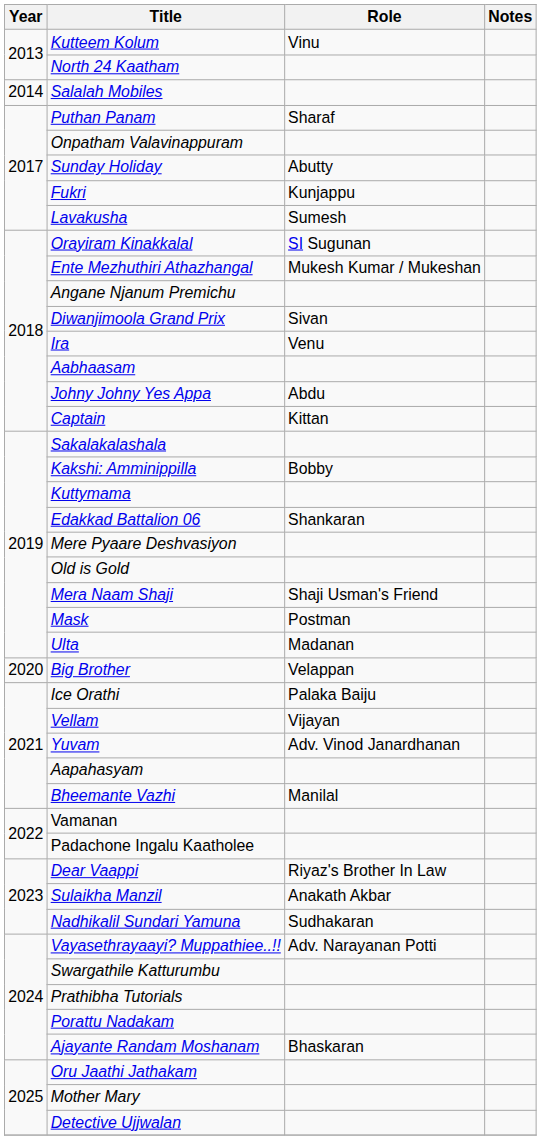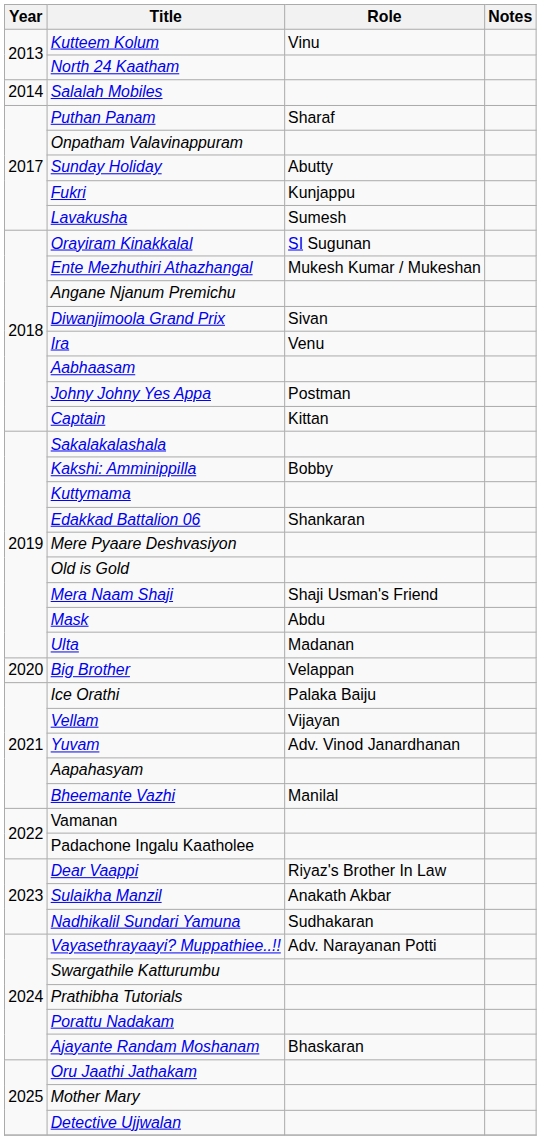(307, 393) Abdu -> (319, 393) Postman
(319, 619) Postman -> (307, 619) Abdu
